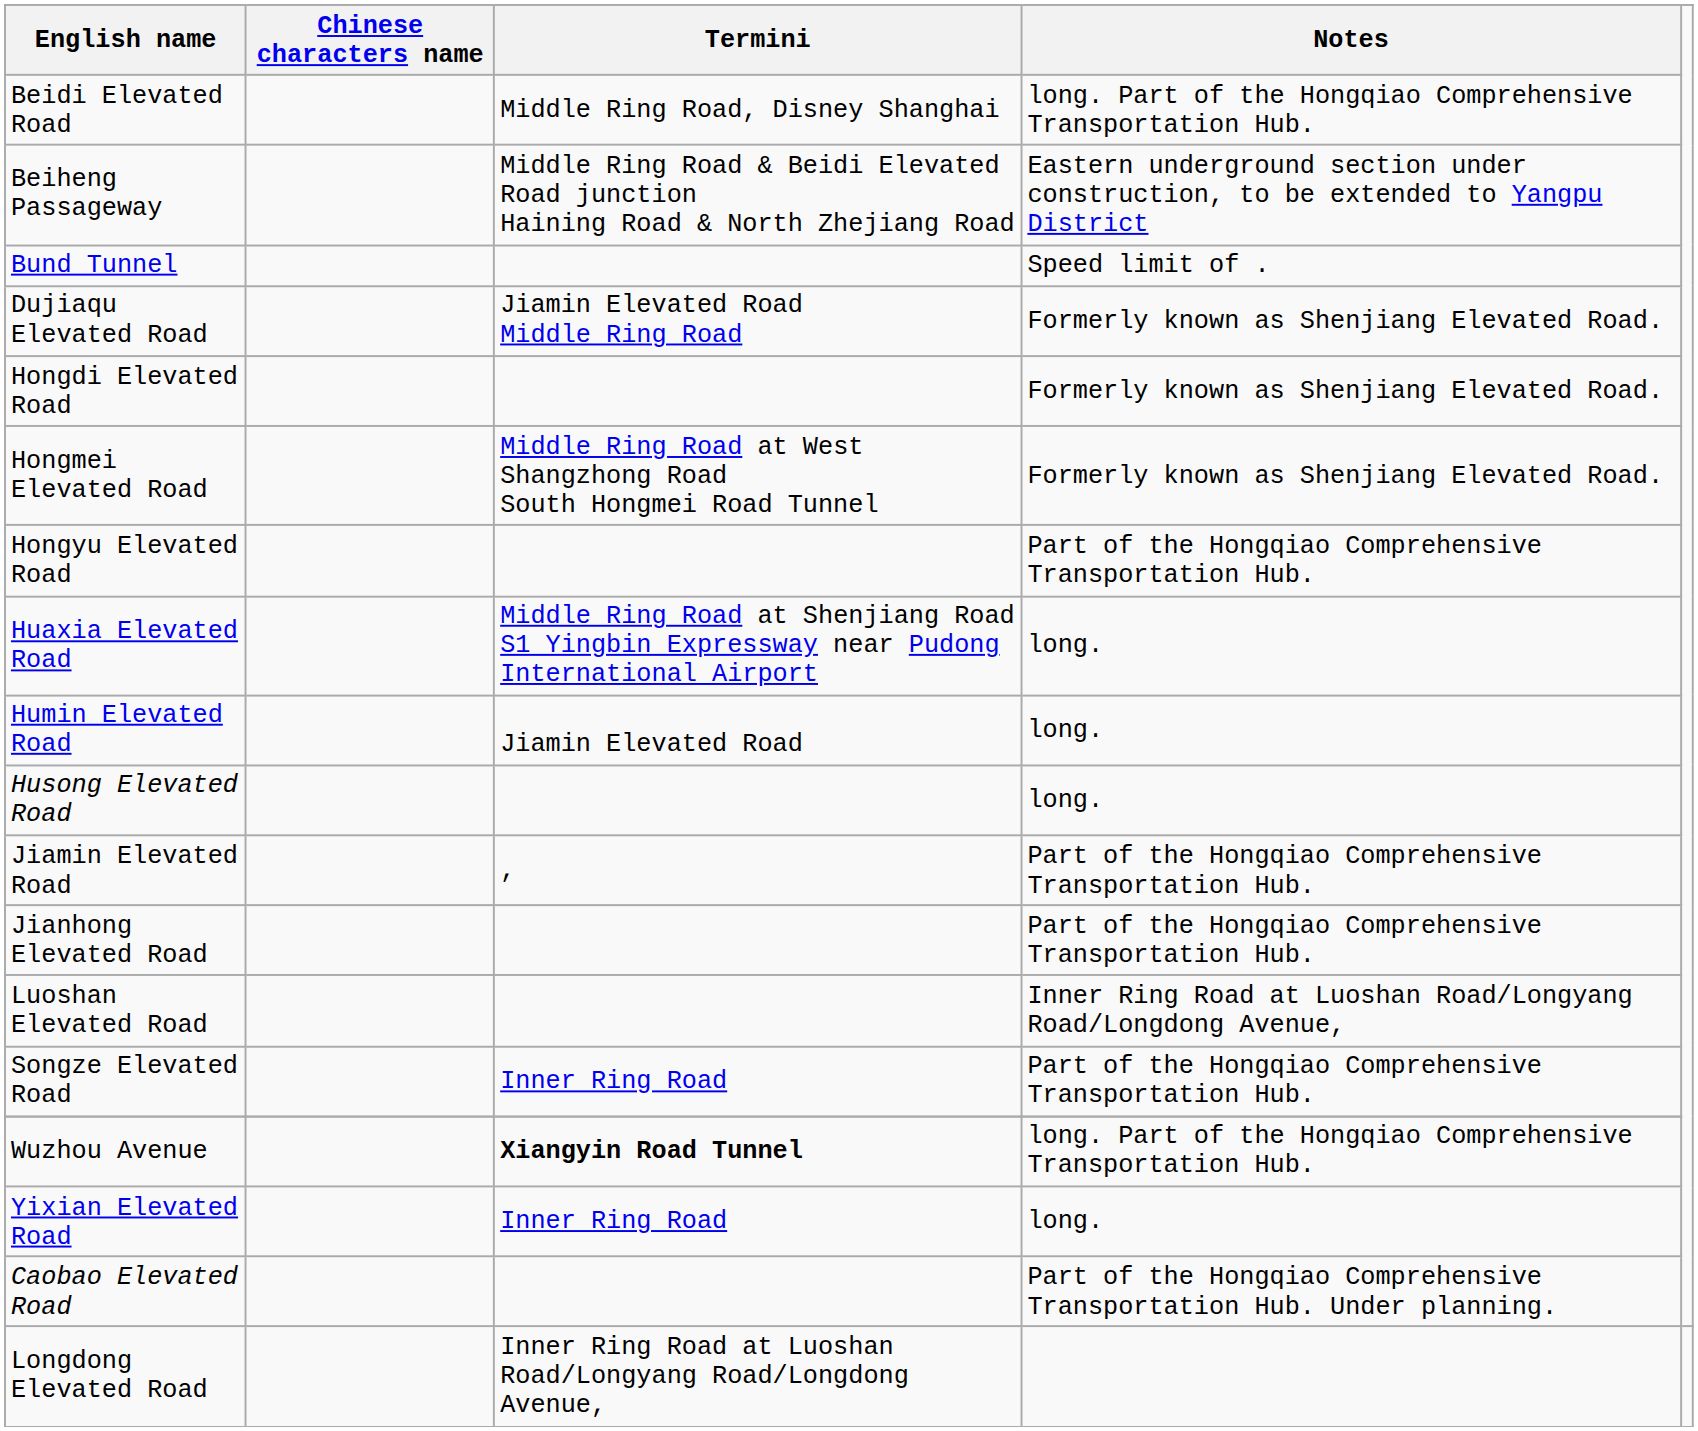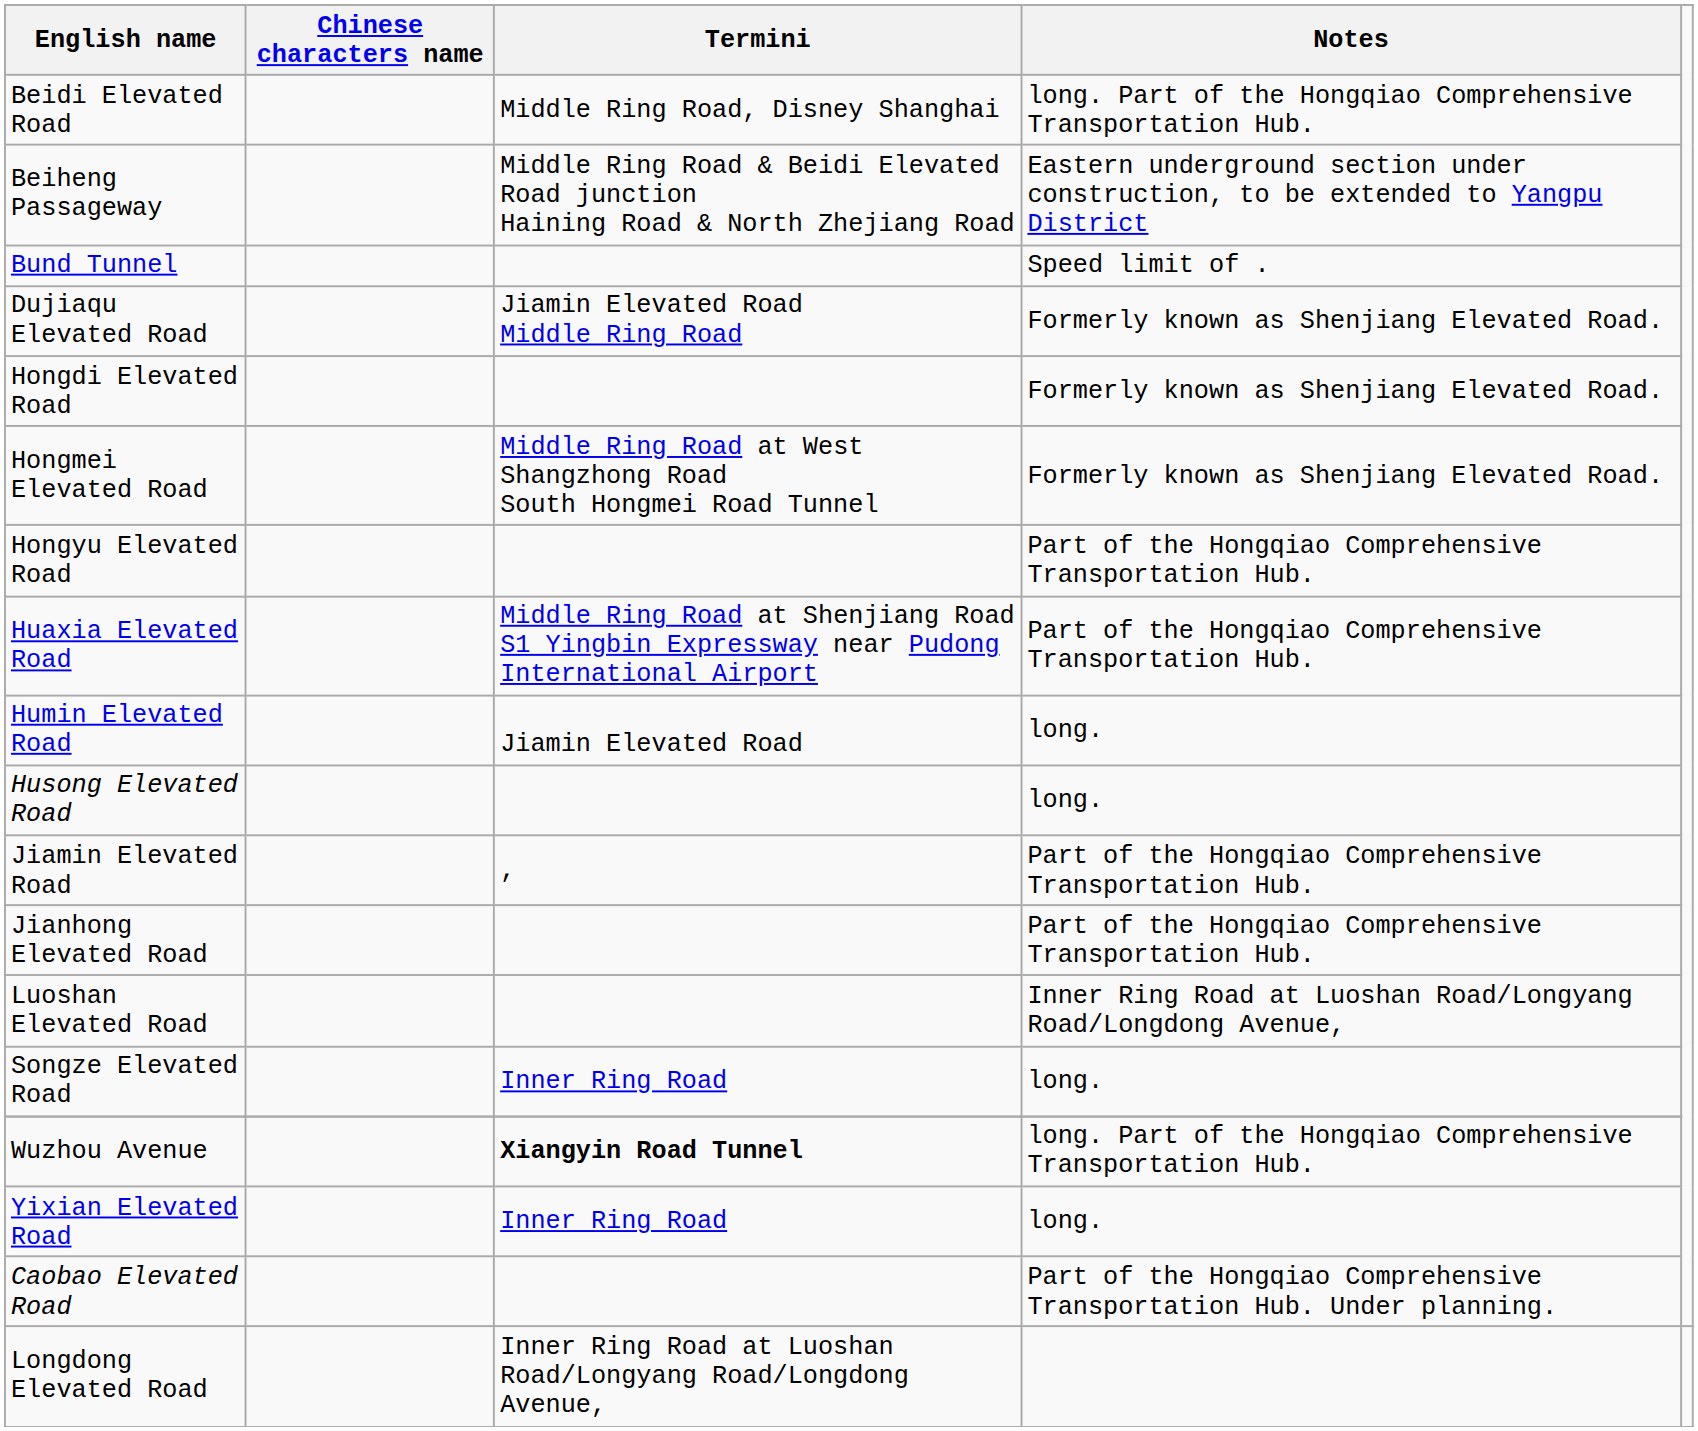(1065, 645) long. -> (1285, 645) Part of the Hongqiao Comprehensive Transportation Hub.
(1285, 1081) Part of the Hongqiao Comprehensive Transportation Hub. -> (1065, 1081) long.
